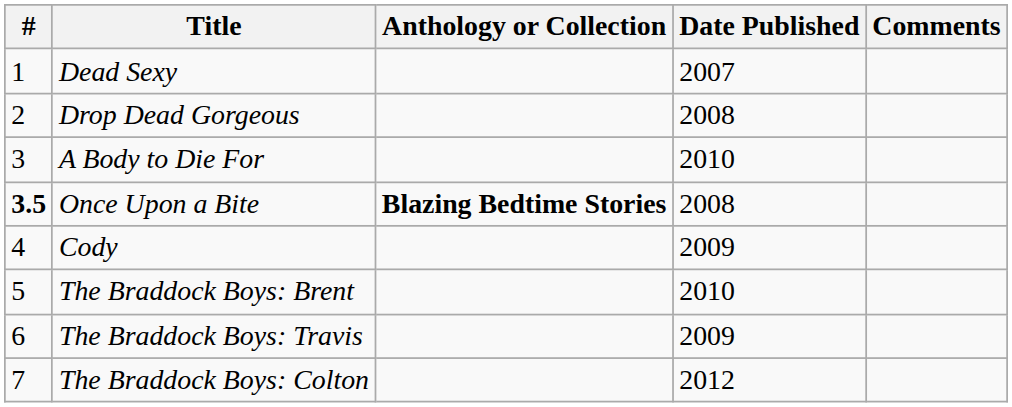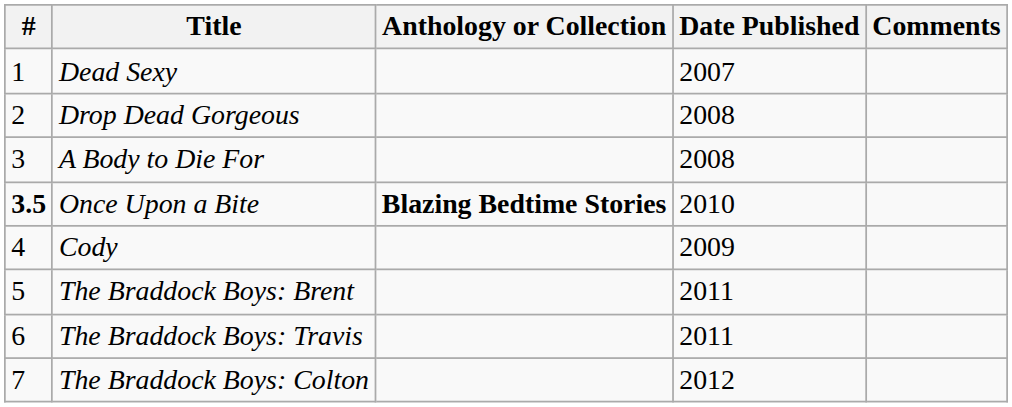(707, 159) 2010 -> (707, 159) 2008
(707, 203) 2008 -> (707, 203) 2010
(707, 291) 2010 -> (707, 291) 2011
(707, 335) 2009 -> (707, 335) 2011
